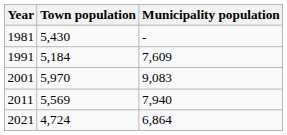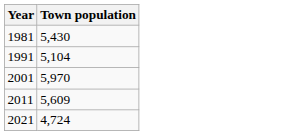- column: (211, 15)
(55, 57) 5,184 -> (55, 57) 5,104
(55, 99) 5,569 -> (55, 99) 5,609
